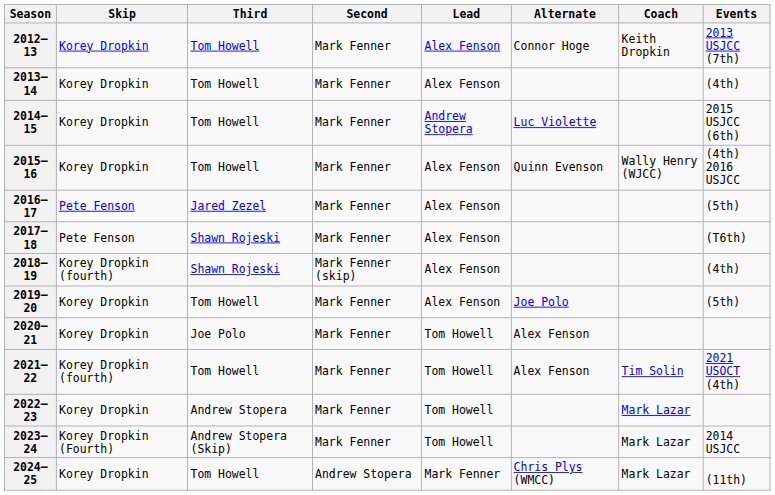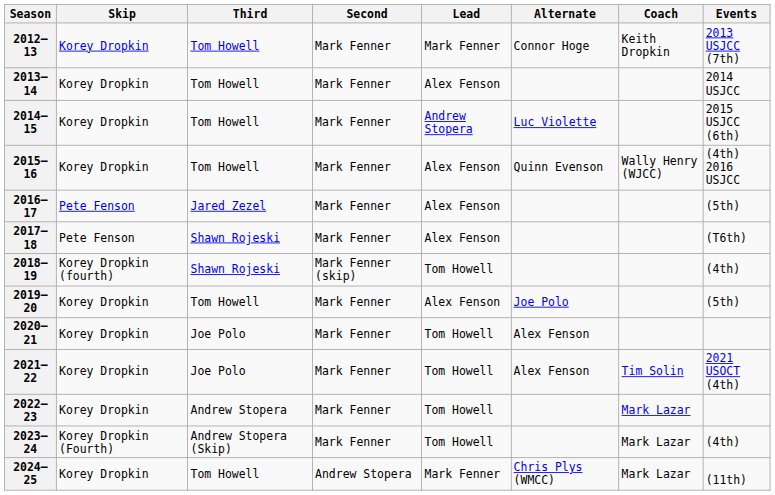(462, 46) Alex Fenson -> (462, 46) Mark Fenner
(723, 84) (4th) -> (723, 84) 2014 USJCC
(462, 270) Alex Fenson -> (459, 270) Tom Howell
(104, 372) Korey Dropkin (fourth) -> (104, 372) Korey Dropkin
(225, 372) Tom Howell -> (218, 372) Joe Polo
(723, 442) 2014 USJCC -> (723, 442) (4th)
